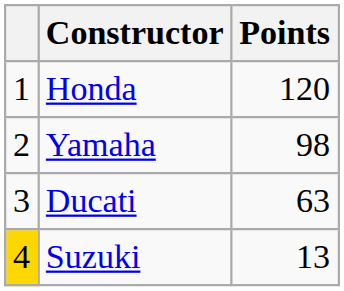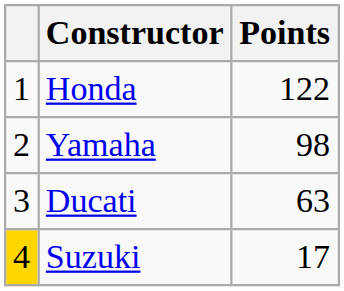(305, 88) 120 -> (305, 88) 122
(313, 257) 13 -> (313, 257) 17
